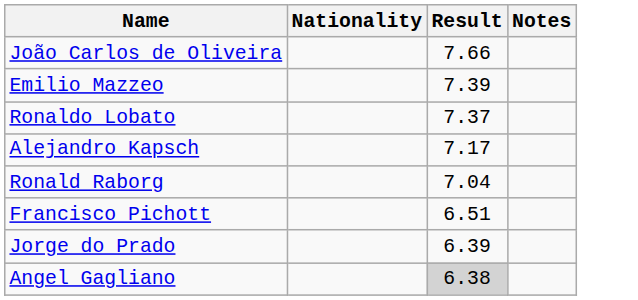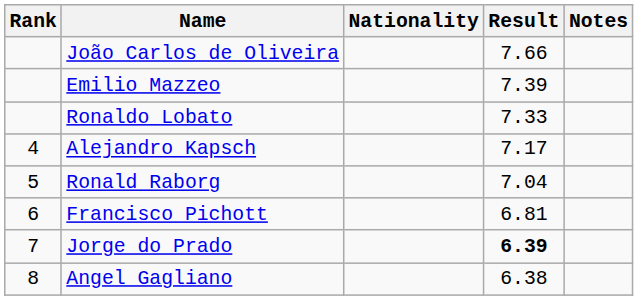+ column: (33, 21)
(467, 117) 7.37 -> (524, 117) 7.33
(467, 214) 6.51 -> (524, 214) 6.81
(467, 246) normal -> (524, 246) bold
(467, 279) lightgrey background -> (524, 279) no background
